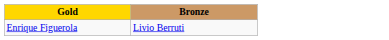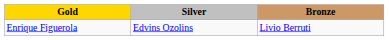+ column: (194, 12)
